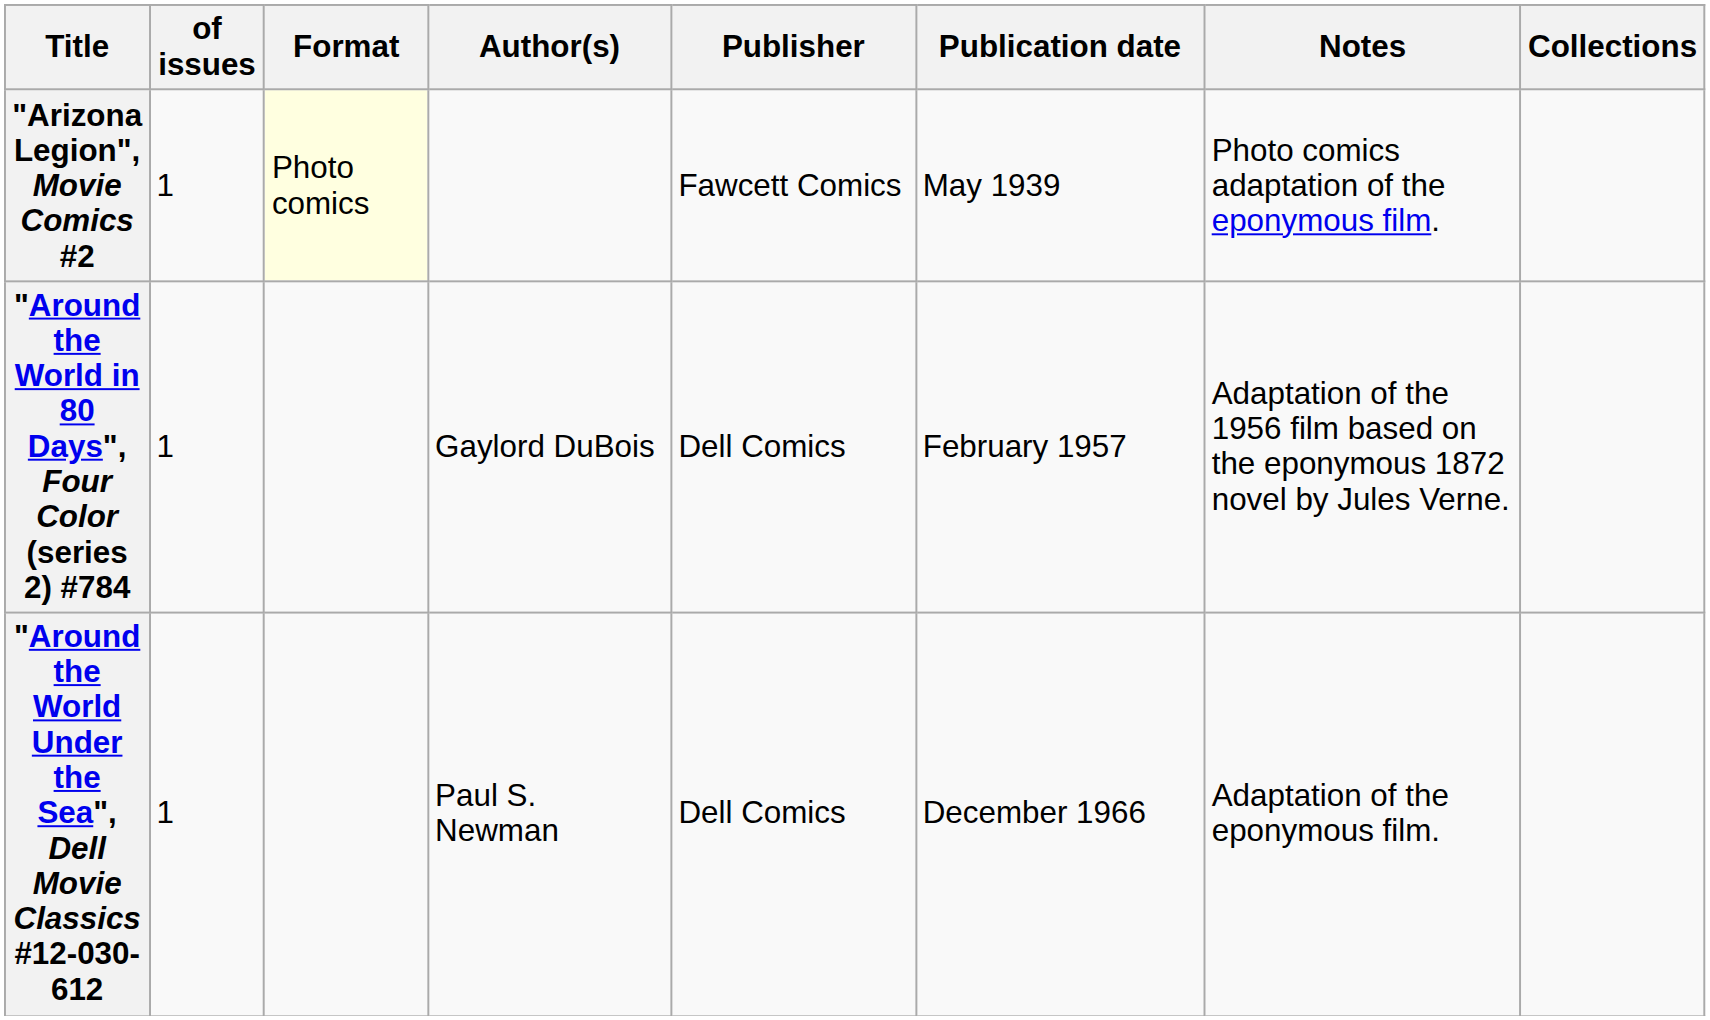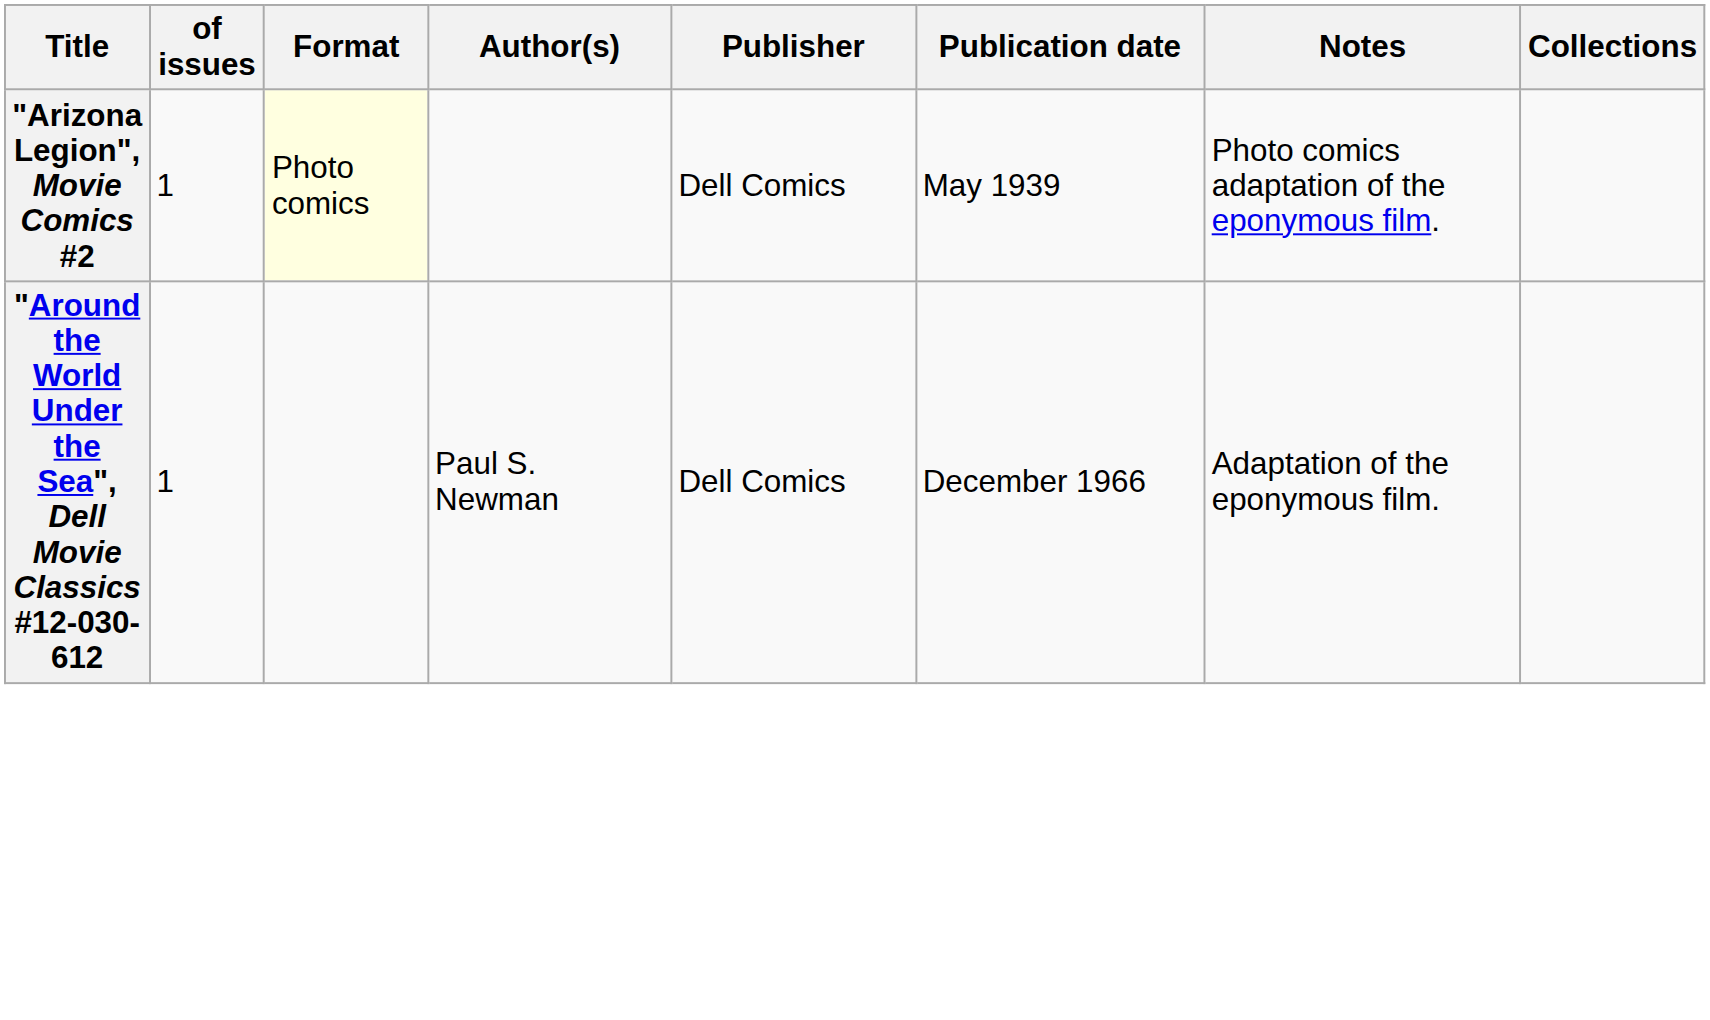(790, 184) Fawcett Comics -> (762, 184) Dell Comics
- row: (77, 446)
